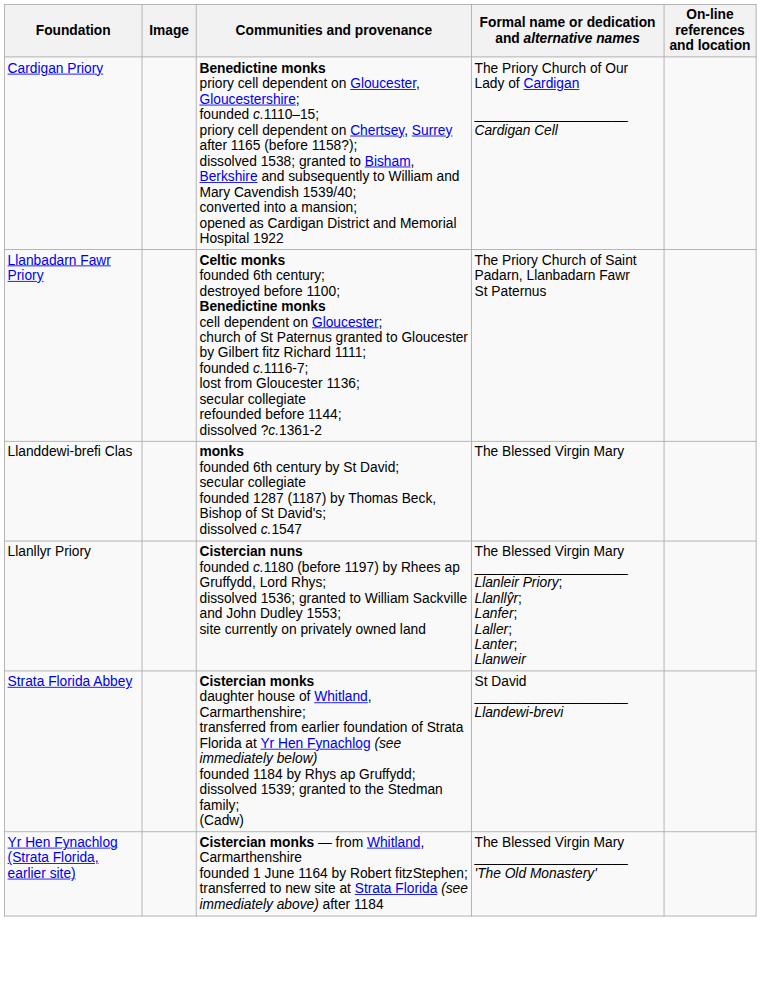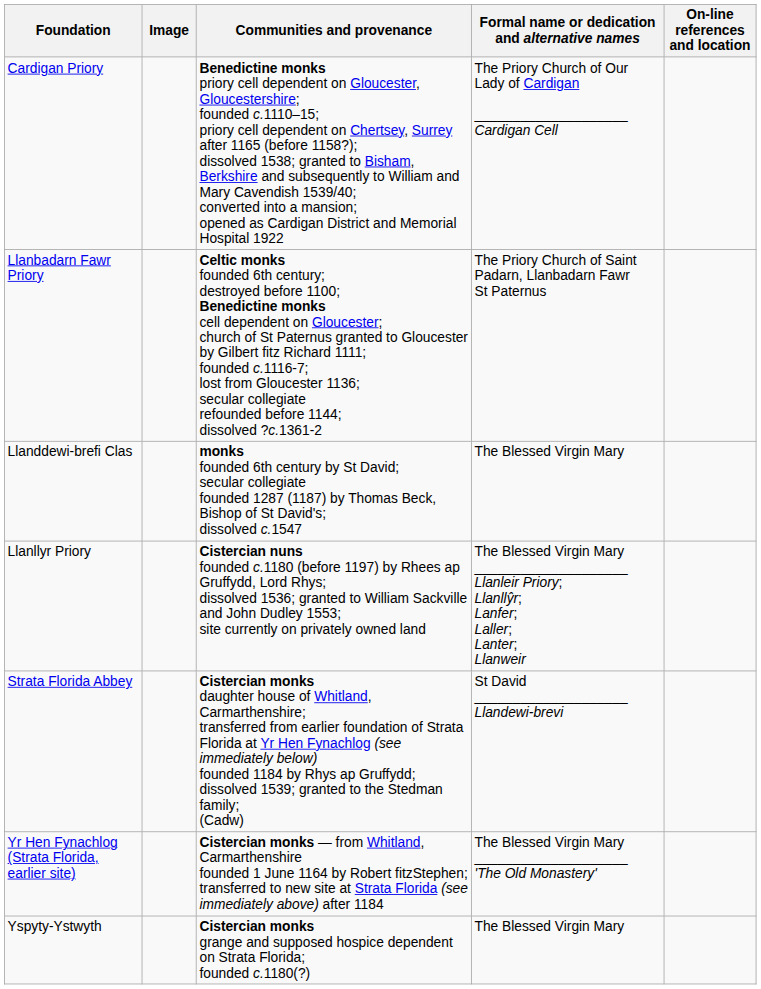+ row: (55, 926)
